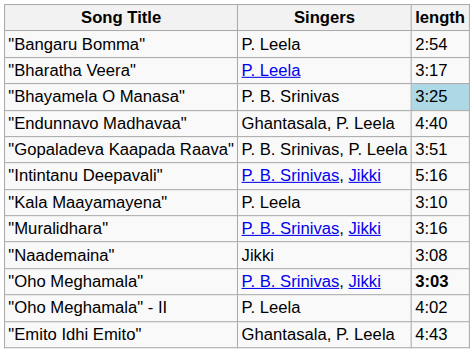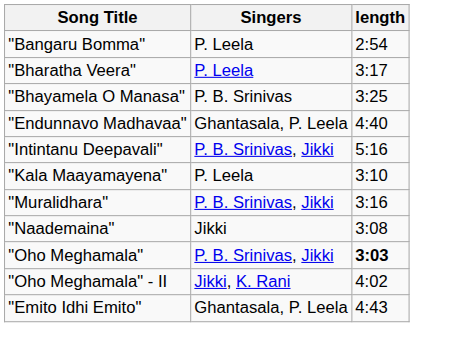(431, 96) lightblue background -> (372, 96) no background
- row: (121, 149)
(271, 307) P. Leela -> (242, 281) Jikki, K. Rani
